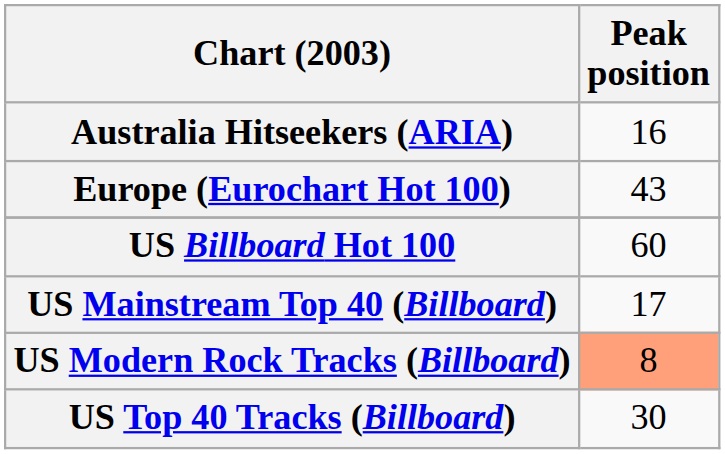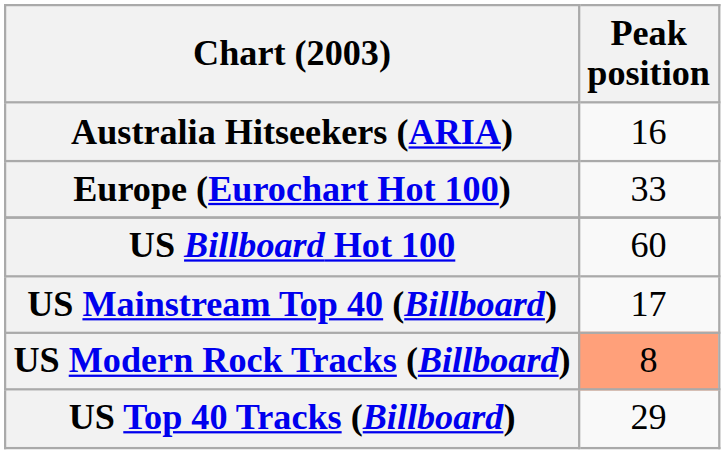(649, 188) 43 -> (649, 188) 33
(649, 417) 30 -> (649, 417) 29
